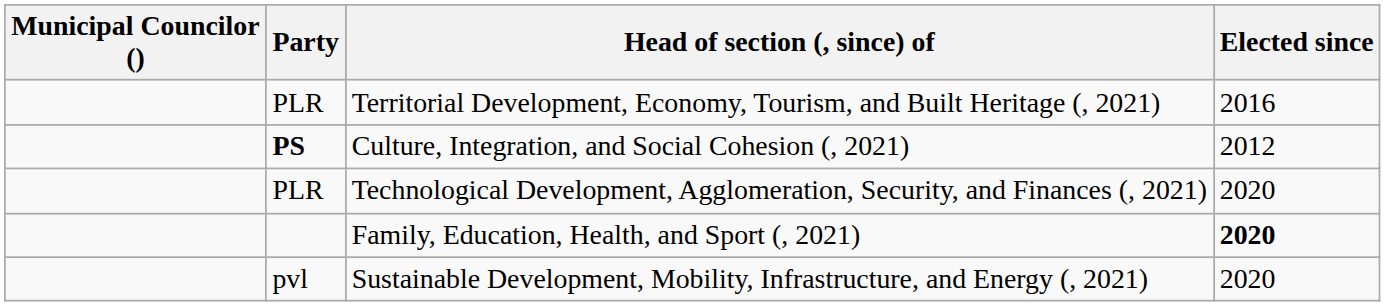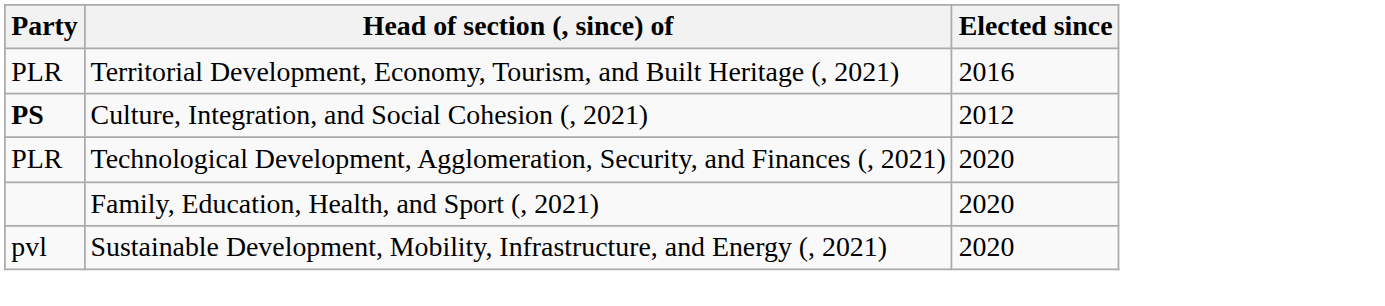- column: (135, 42)
(1248, 234) bold -> (986, 203) normal
